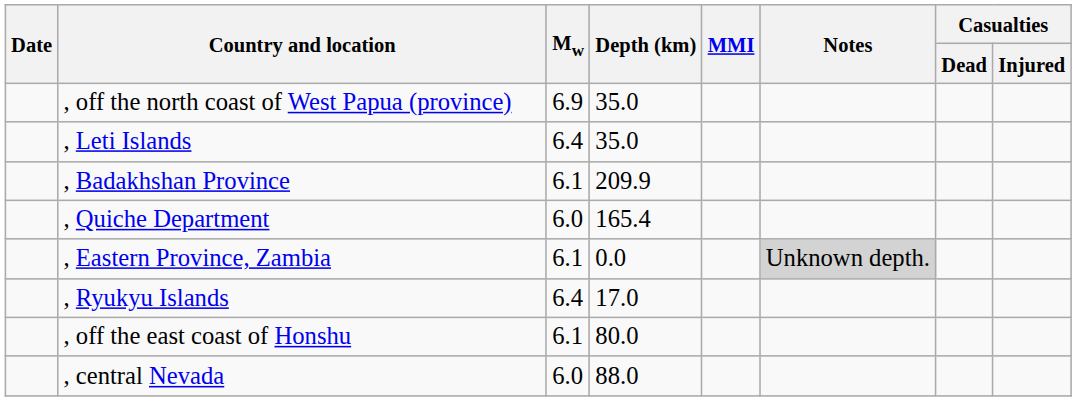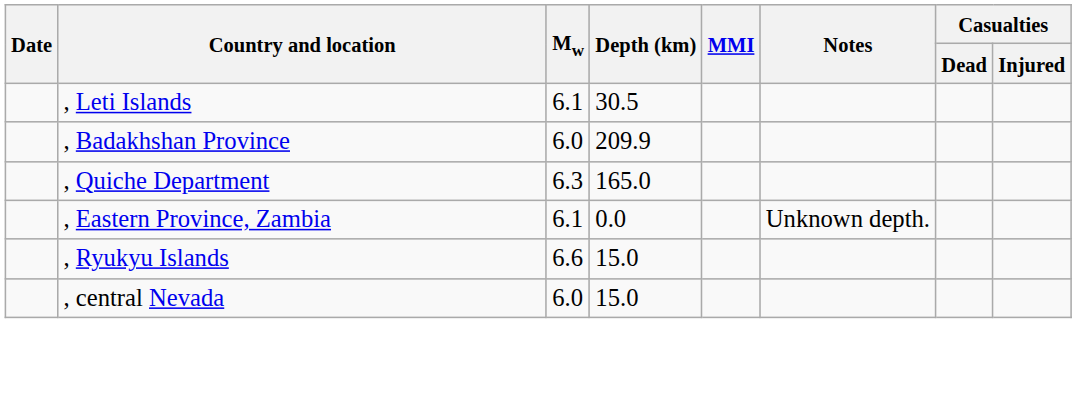- row: (288, 102)
(568, 141) 6.4 -> (568, 102) 6.1
(617, 141) 35.0 -> (617, 102) 30.5
(568, 180) 6.1 -> (568, 141) 6.0
(568, 219) 6.0 -> (568, 180) 6.3
(623, 219) 165.4 -> (623, 180) 165.0
(848, 258) lightgrey background -> (848, 219) no background
(568, 297) 6.4 -> (568, 258) 6.6
(617, 297) 17.0 -> (617, 258) 15.0
- row: (207, 336)
(617, 375) 88.0 -> (617, 297) 15.0
